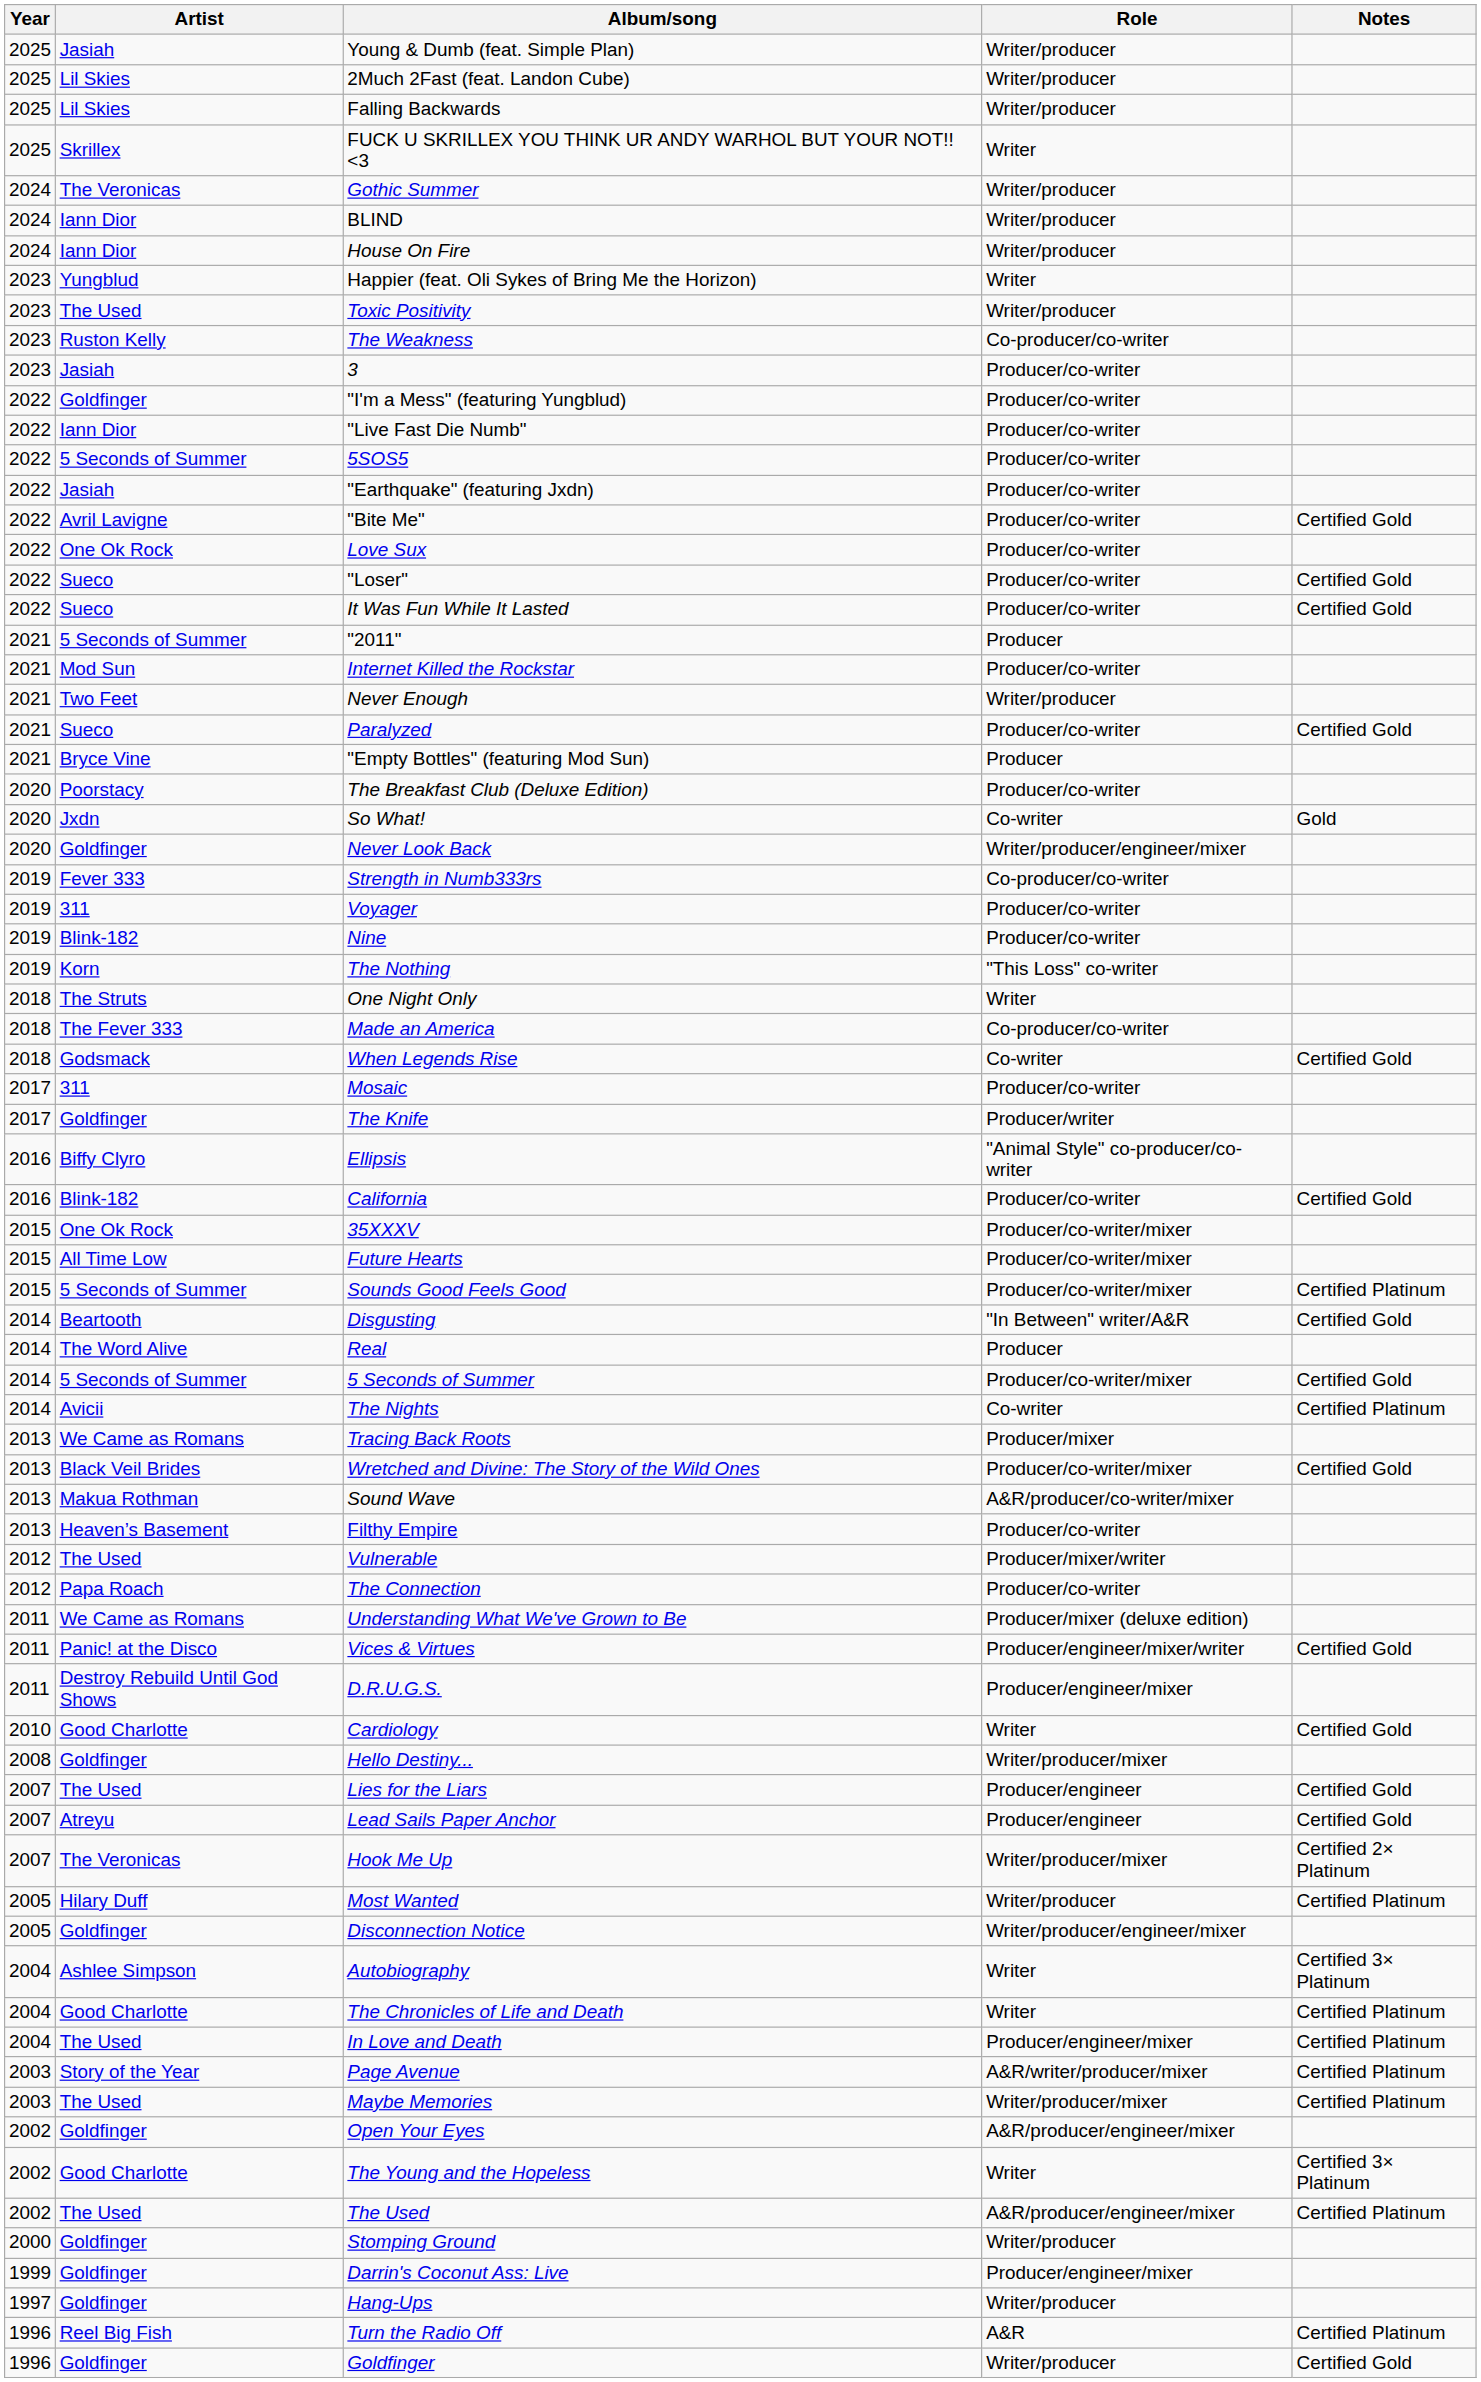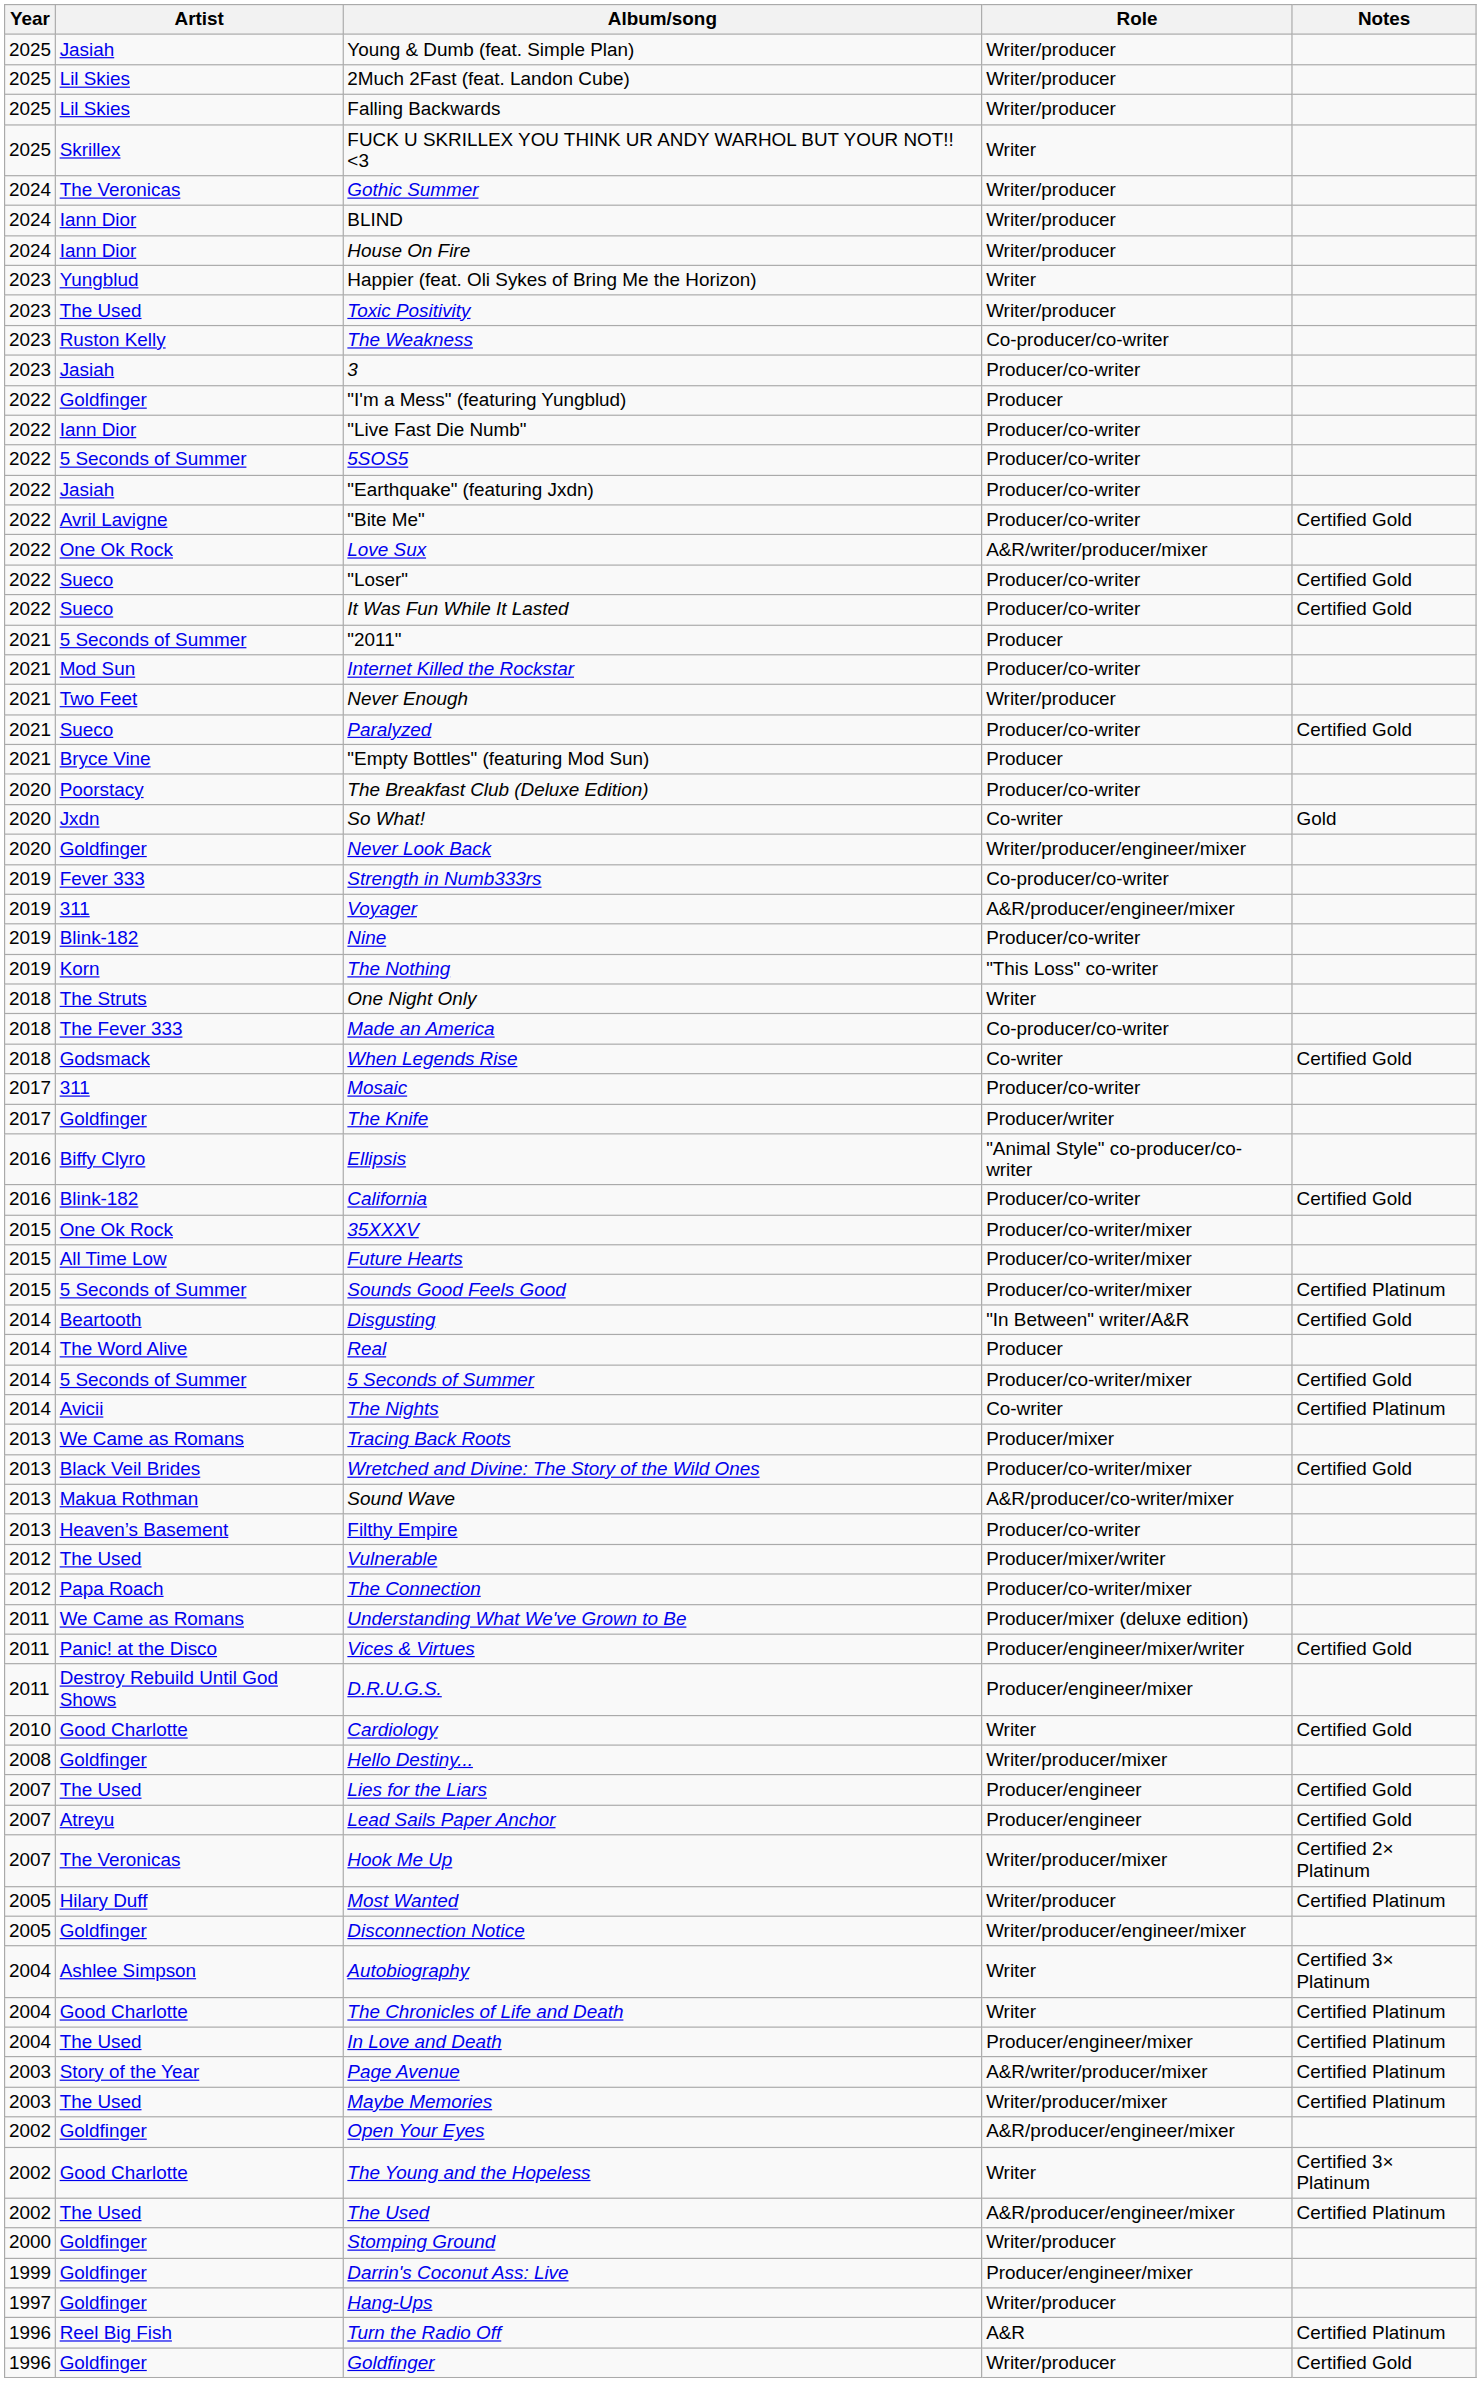(1063, 400) Producer/co-writer -> (1024, 400) Producer
(1063, 549) Producer/co-writer -> (1097, 549) A&R/writer/producer/mixer
(1063, 909) Producer/co-writer -> (1110, 909) A&R/producer/engineer/mixer
(1063, 1589) Producer/co-writer -> (1089, 1589) Producer/co-writer/mixer
